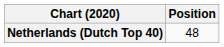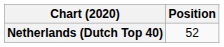(192, 33) 48 -> (192, 33) 52
